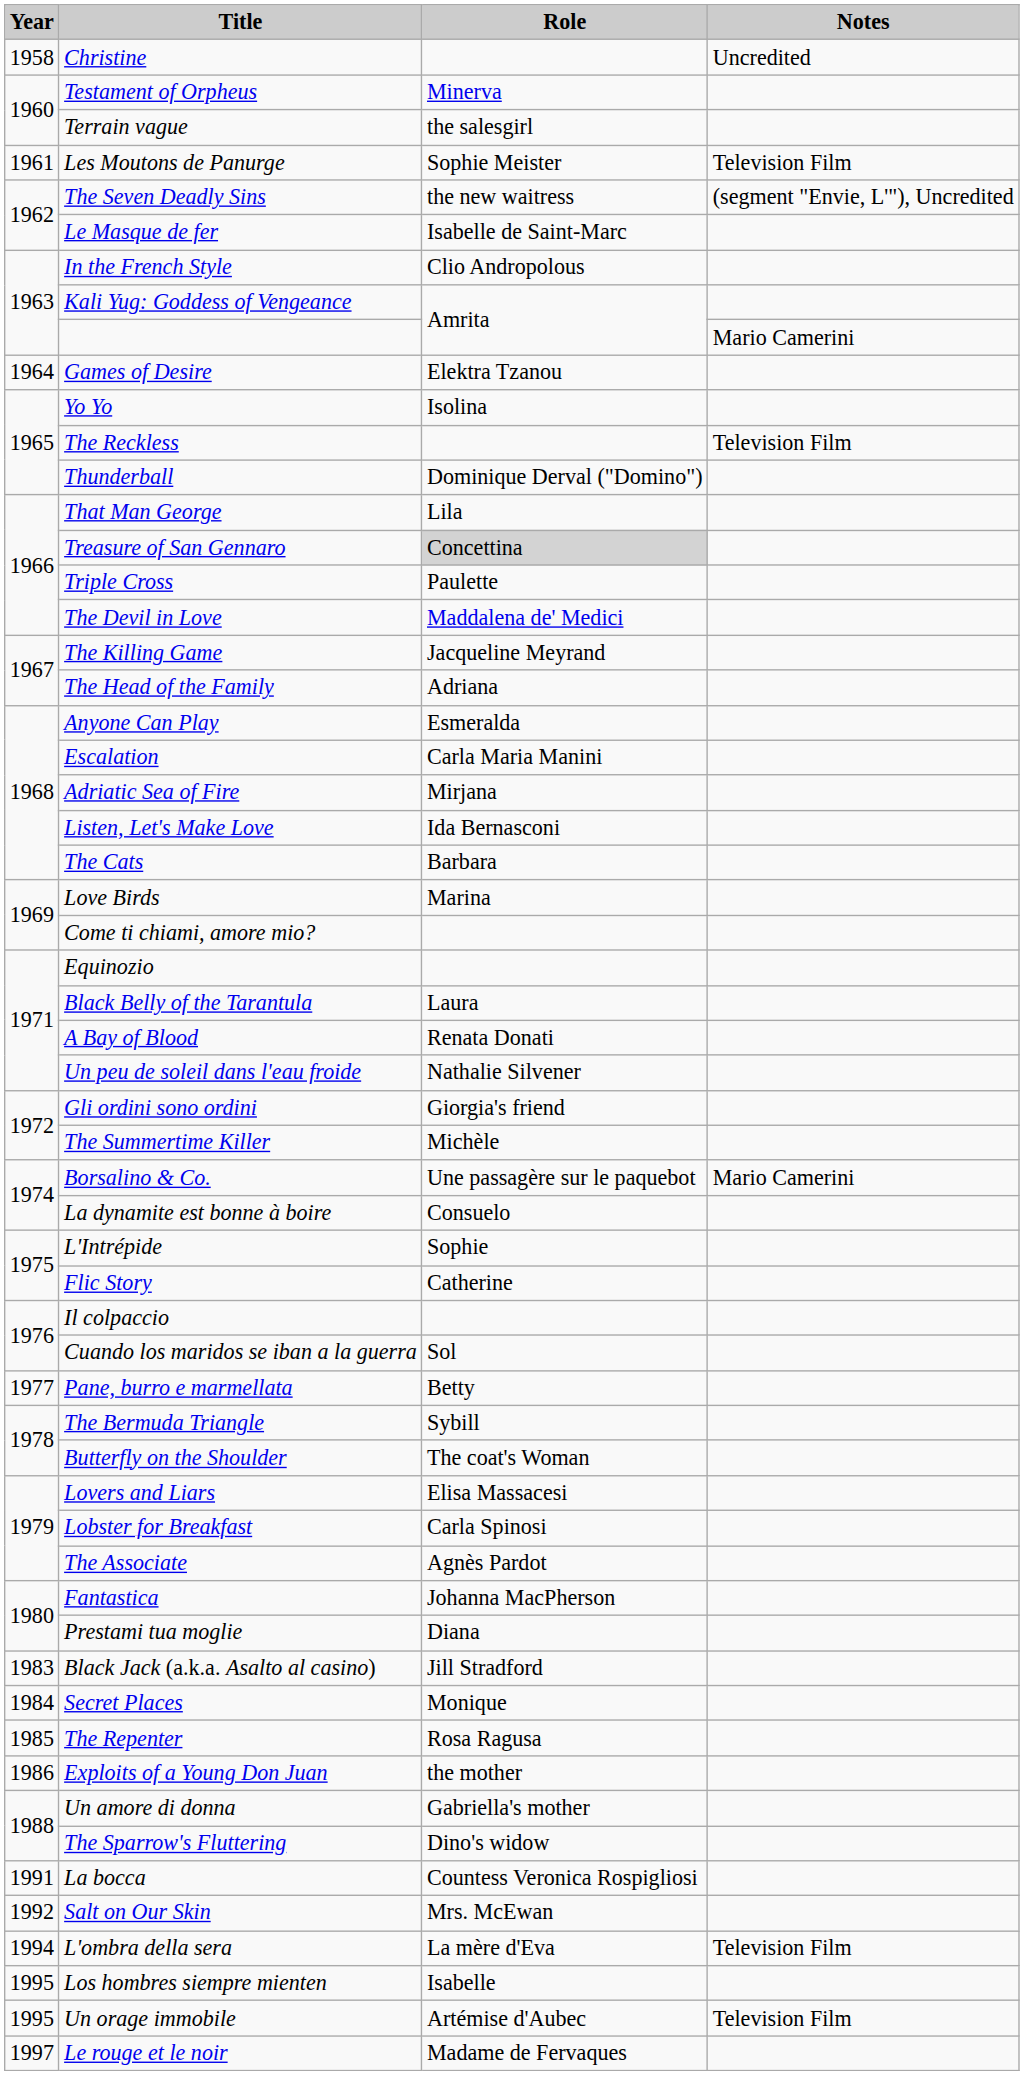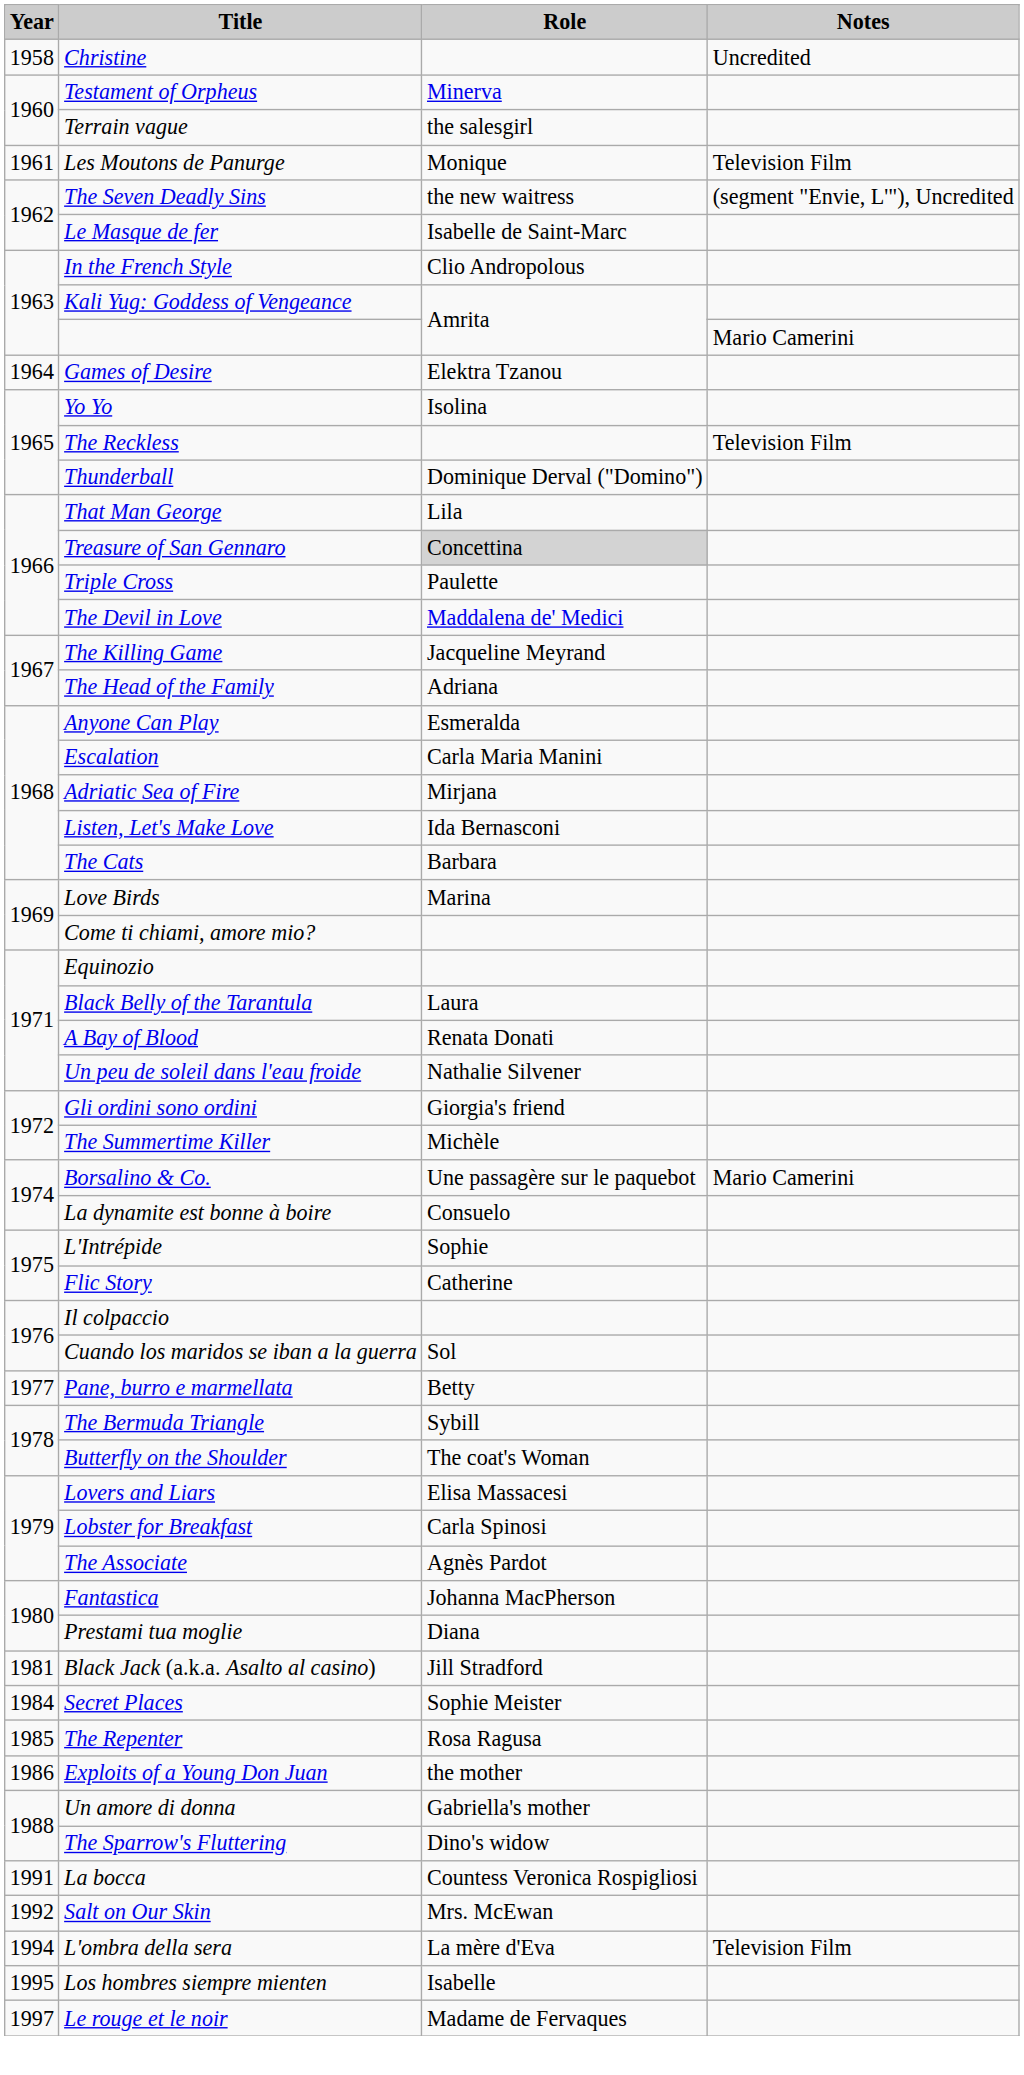(494, 162) Sophie Meister -> (467, 162) Monique
(32, 1667) 1983 -> (32, 1667) 1981
(467, 1702) Monique -> (494, 1702) Sophie Meister
- row: (150, 2018)
